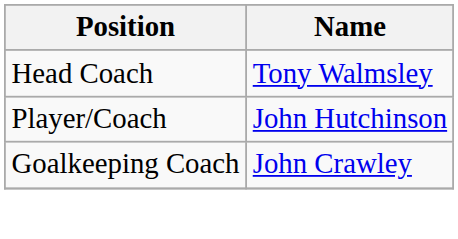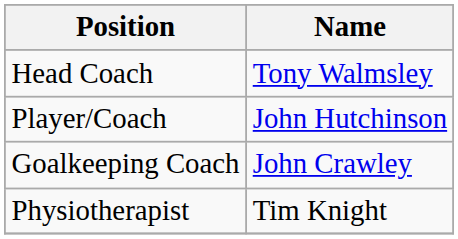+ row: (100, 210)
